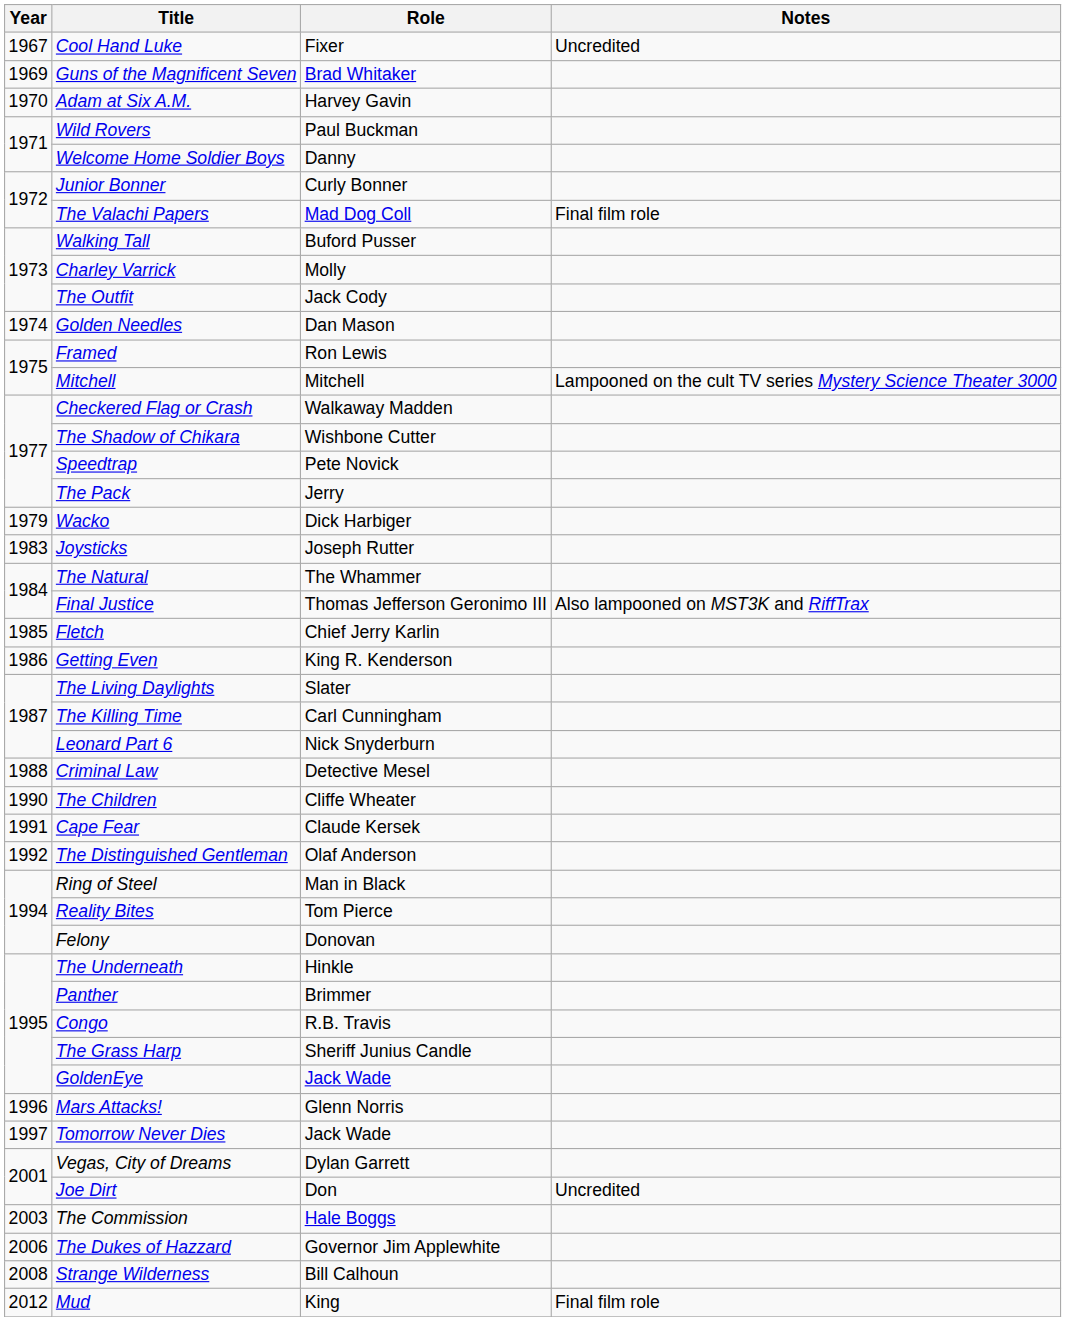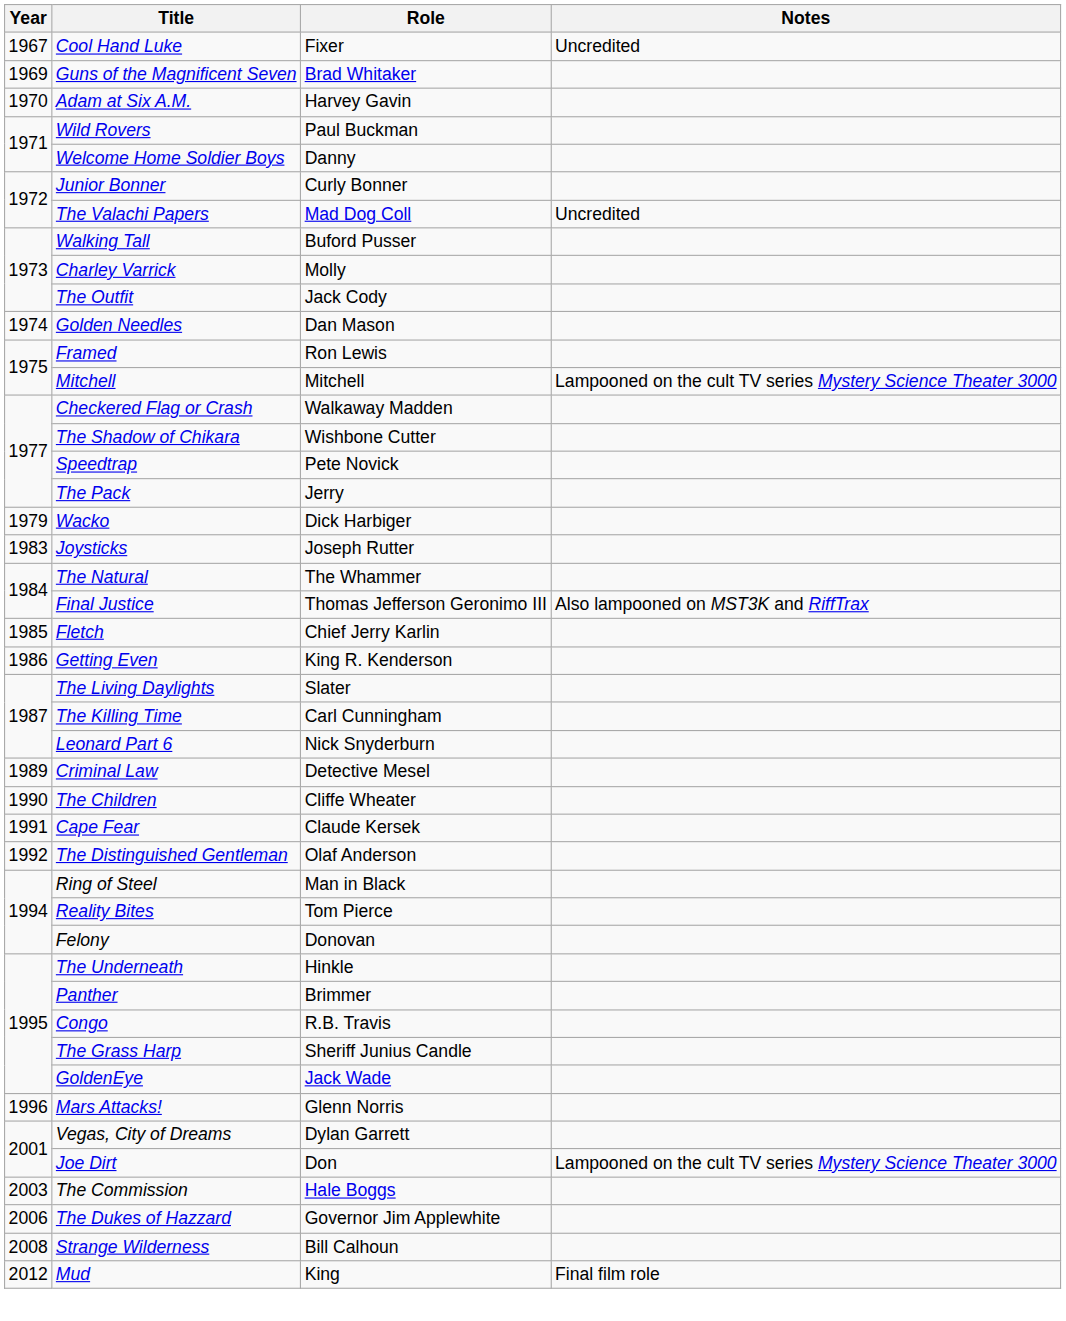(607, 213) Final film role -> (598, 213) Uncredited
(28, 772) 1988 -> (28, 772) 1989
- row: (141, 1134)
(598, 1190) Uncredited -> (806, 1162) Lampooned on the cult TV series Mystery Science Theater 3000
